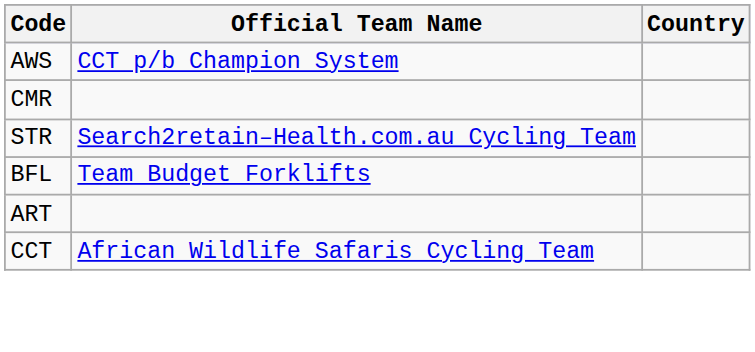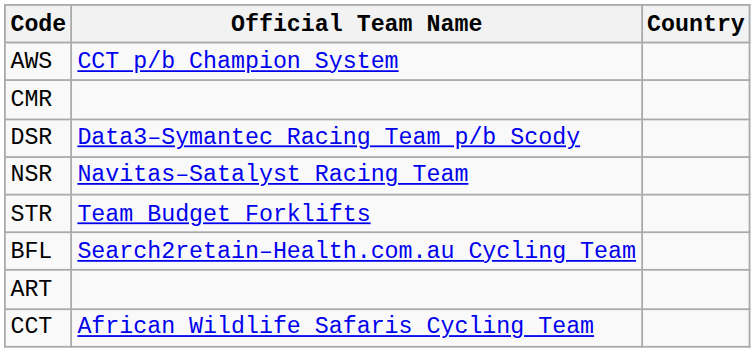+ row: (31, 138)
+ row: (31, 176)
(357, 138) Search2retain–Health.com.au Cycling Team -> (224, 213) Team Budget Forklifts
(224, 176) Team Budget Forklifts -> (357, 251) Search2retain–Health.com.au Cycling Team
